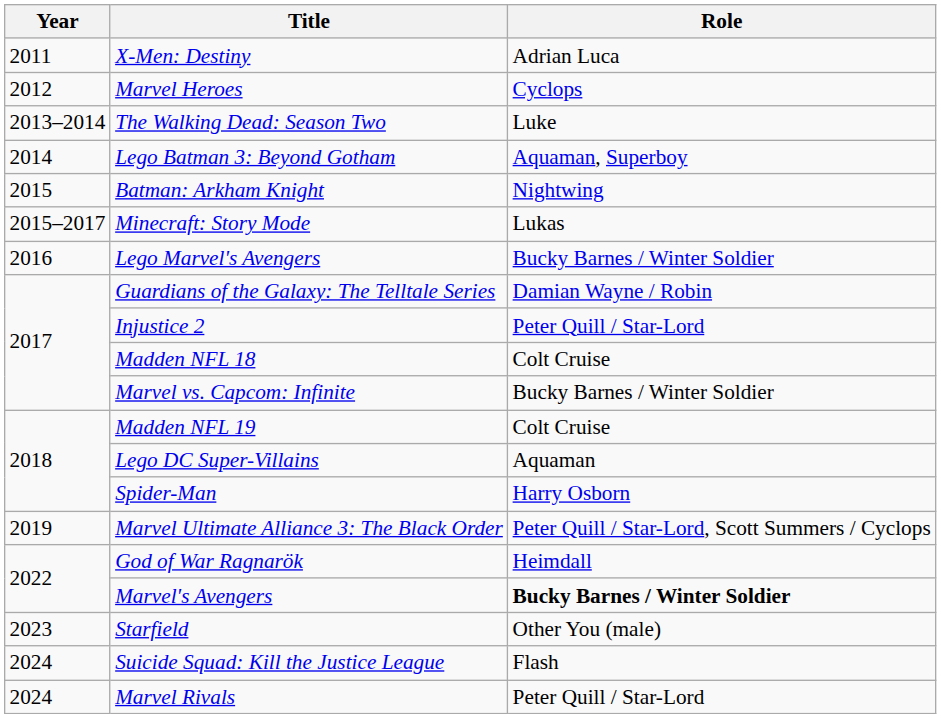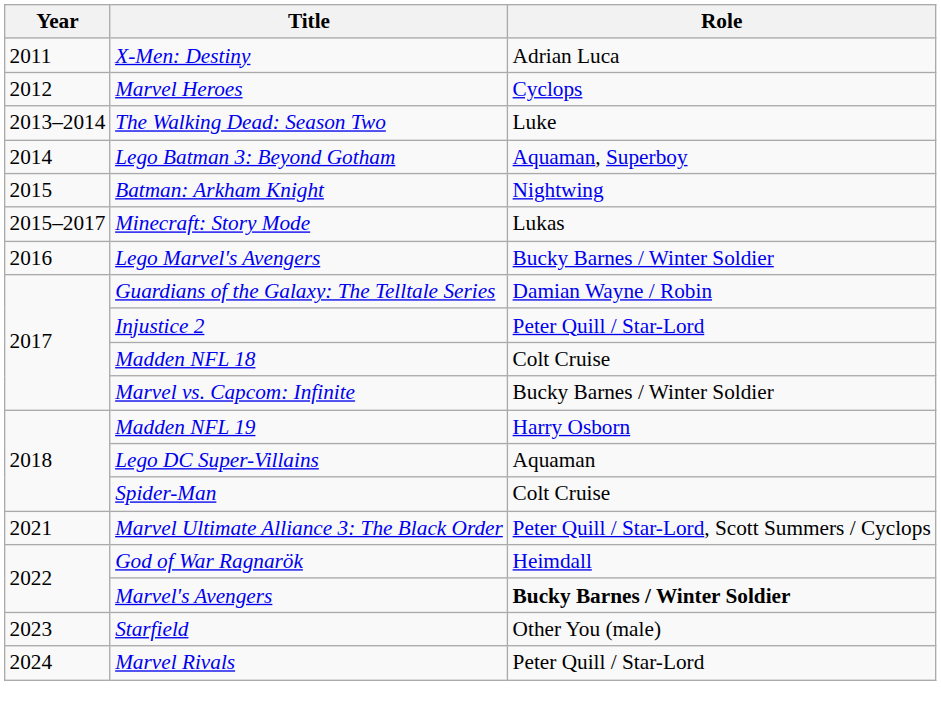(561, 426) Colt Cruise -> (571, 426) Harry Osborn
(571, 493) Harry Osborn -> (561, 493) Colt Cruise
(31, 527) 2019 -> (31, 527) 2021
- row: (280, 662)
